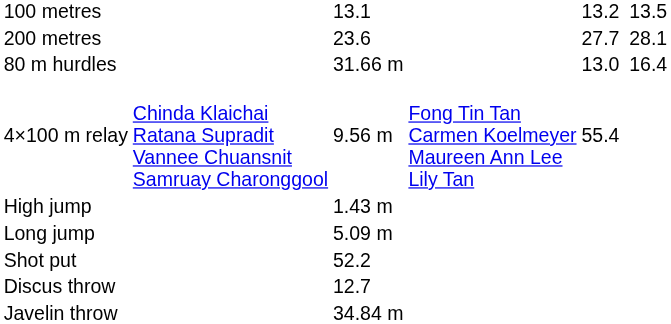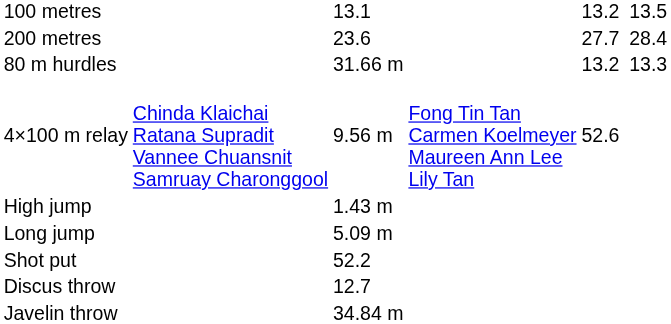(648, 38) 28.1 -> (648, 38) 28.4
(600, 65) 13.0 -> (600, 65) 13.2
(648, 65) 16.4 -> (648, 65) 13.3
(600, 135) 55.4 -> (600, 135) 52.6
